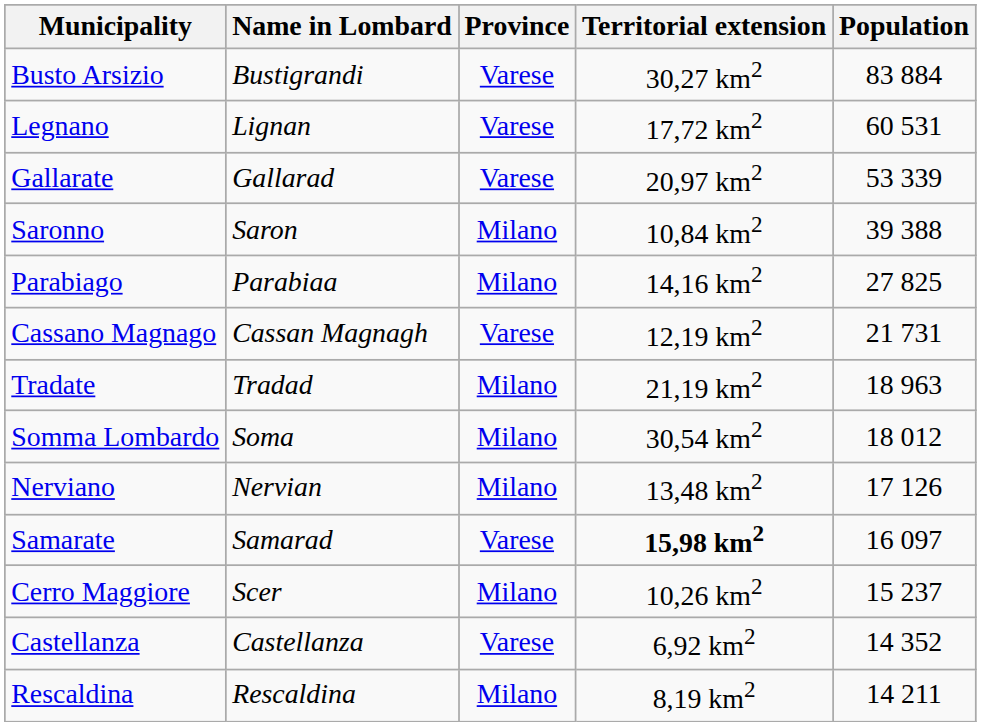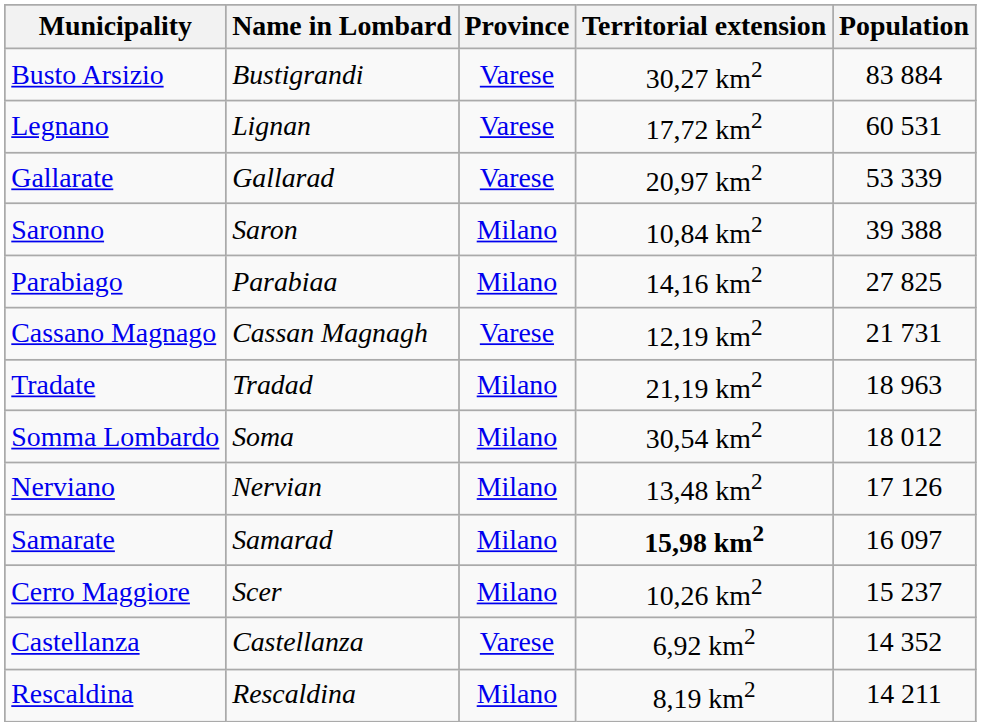(517, 539) Varese -> (517, 539) Milano
